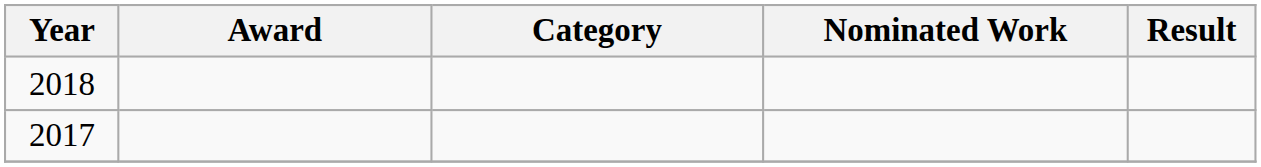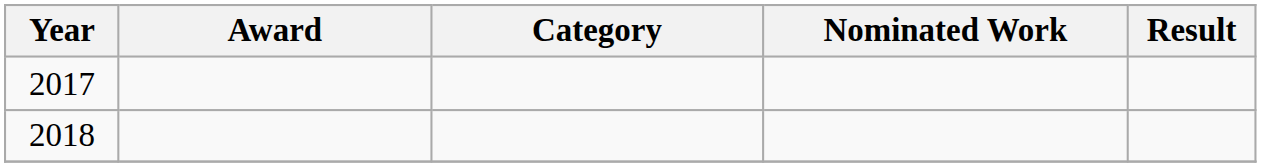rows swapped: (62, 135) <-> (62, 82)
